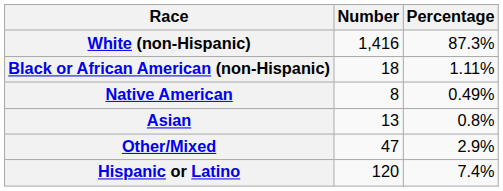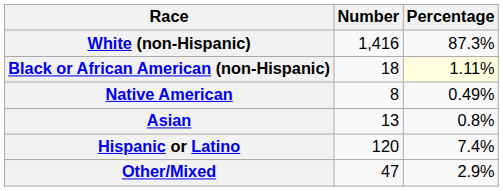(472, 69) no background -> (472, 69) lightyellow background
rows swapped: (169, 146) <-> (169, 172)
